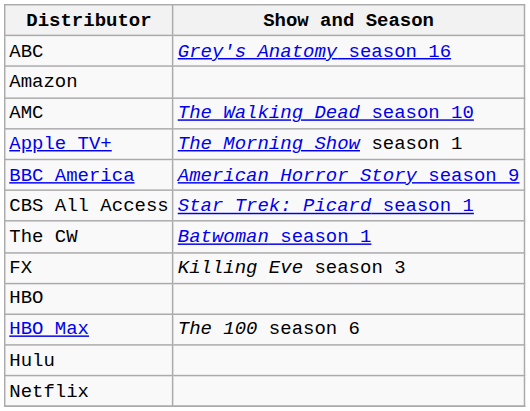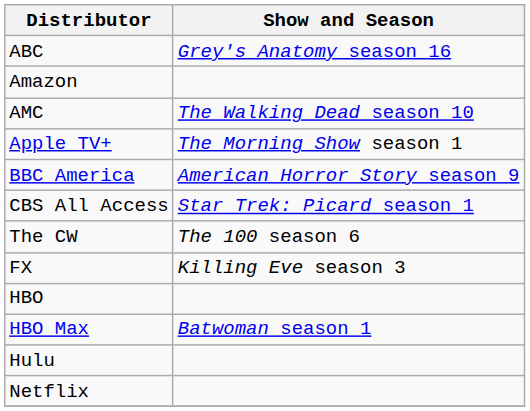(275, 237) Batwoman season 1 -> (269, 237) The 100 season 6
(269, 330) The 100 season 6 -> (275, 330) Batwoman season 1
